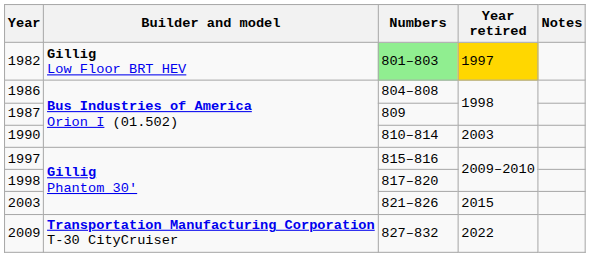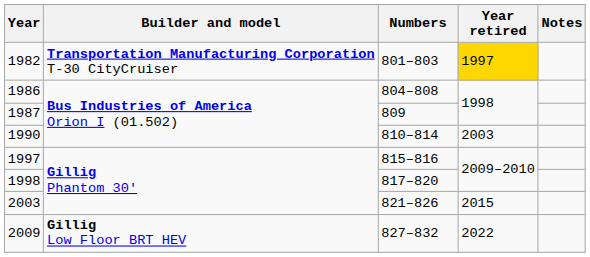(117, 62) Gillig Low Floor BRT HEV -> (211, 62) Transportation Manufacturing Corporation T-30 CityCruiser
(410, 62) lightgreen background -> (410, 62) no background
(211, 233) Transportation Manufacturing Corporation T-30 CityCruiser -> (117, 233) Gillig Low Floor BRT HEV
